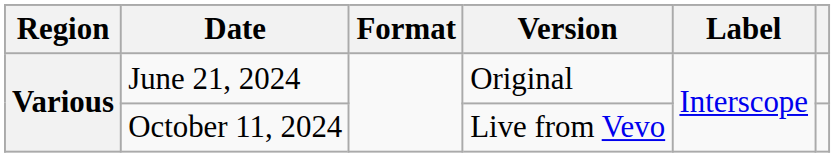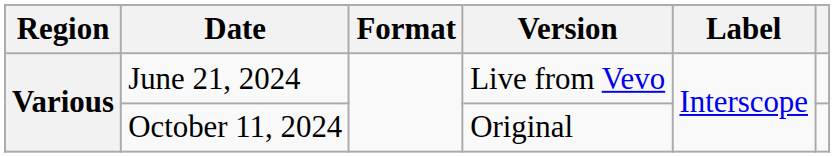(522, 77) Original -> (568, 77) Live from Vevo
(568, 126) Live from Vevo -> (522, 126) Original
